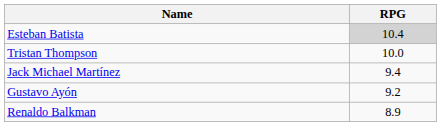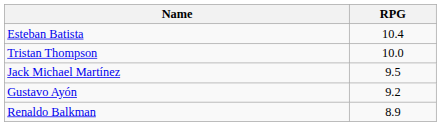(393, 33) lightgrey background -> (393, 33) no background
(393, 72) 9.4 -> (393, 72) 9.5
